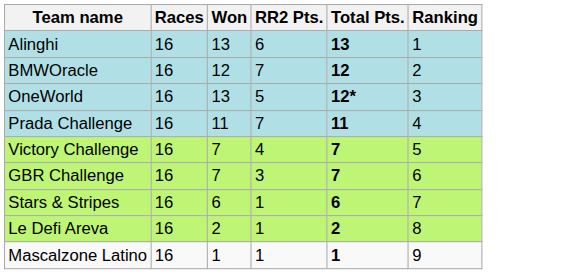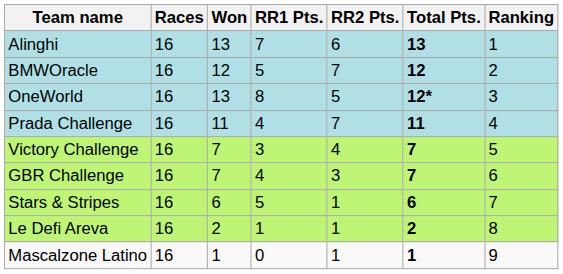+ column: (289, 17)
